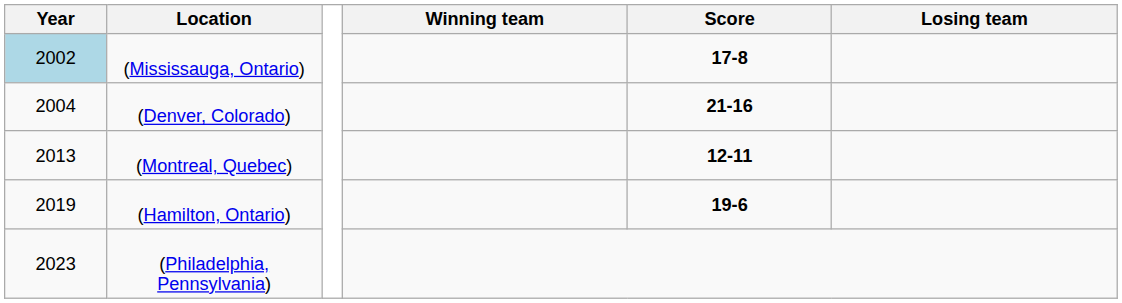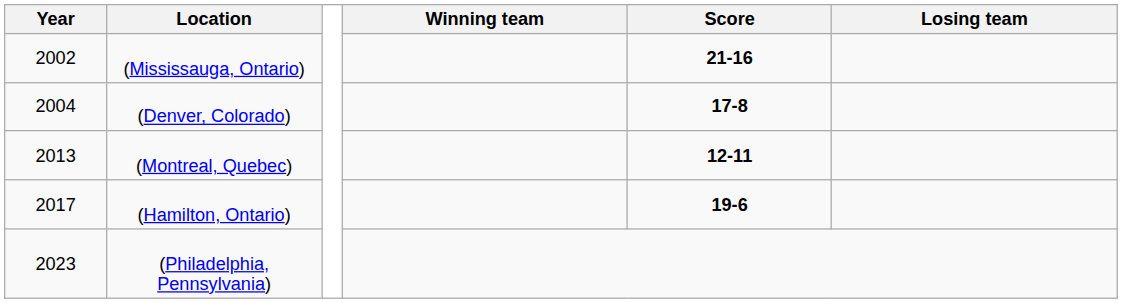(56, 58) lightblue background -> (56, 58) no background
(730, 58) 17-8 -> (730, 58) 21-16
(730, 107) 21-16 -> (730, 107) 17-8
(56, 205) 2019 -> (56, 205) 2017
